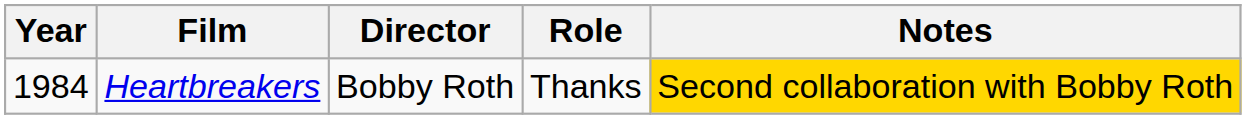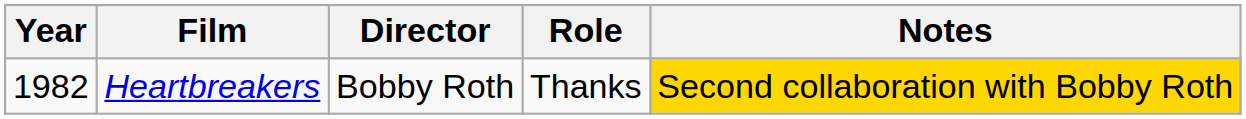(51, 85) 1984 -> (51, 85) 1982
